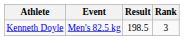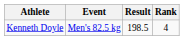(166, 28) 3 -> (166, 28) 4
